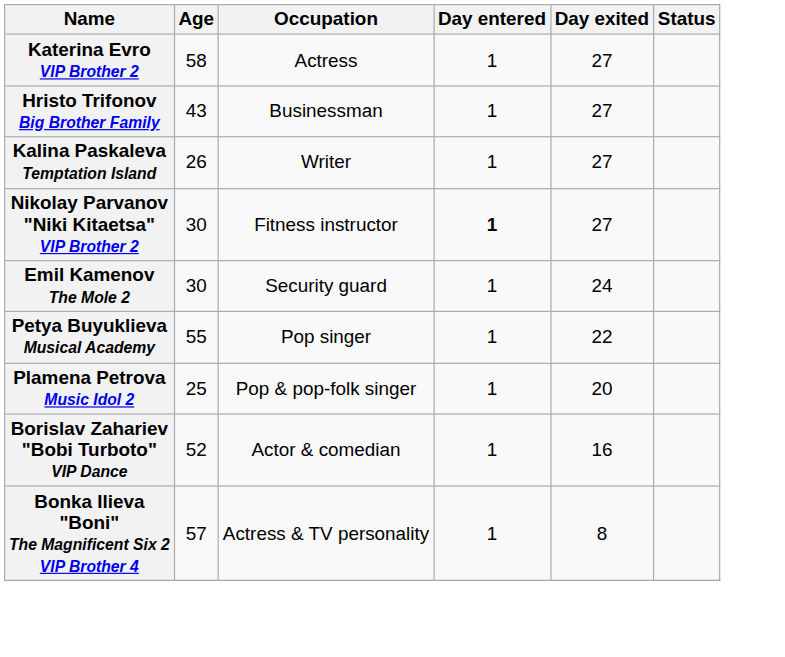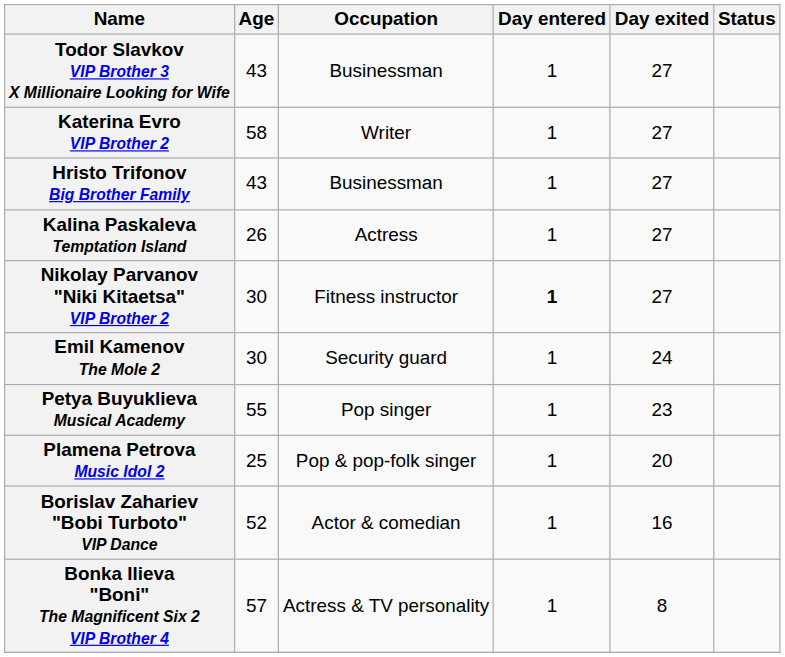+ row: (119, 70)
(326, 60) Actress -> (386, 132) Writer
(326, 162) Writer -> (386, 234) Actress
(602, 337) 22 -> (662, 409) 23
